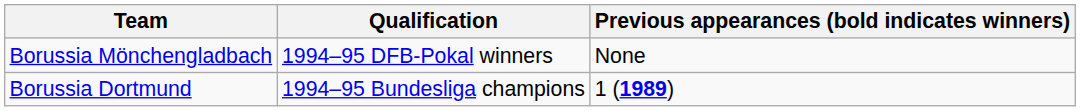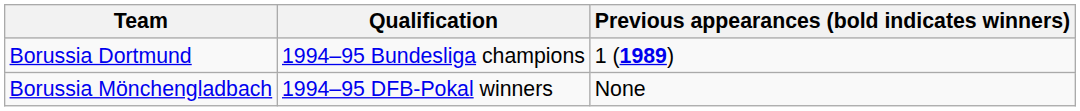rows swapped: (101, 88) <-> (141, 55)
